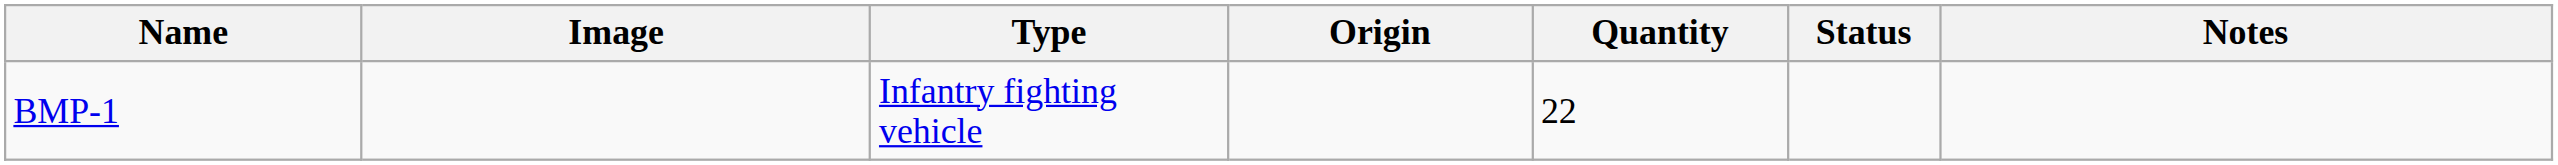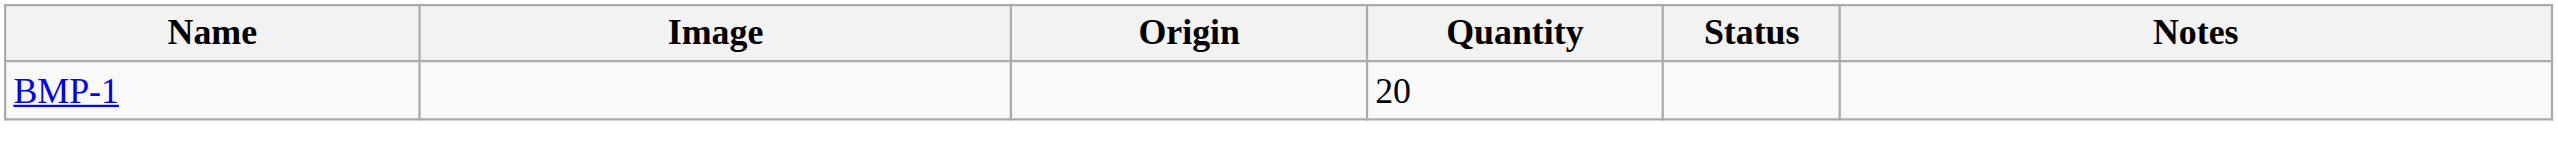- column: (1049, 32)
(1559, 109) 22 -> (1393, 89) 20
